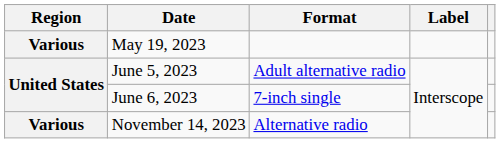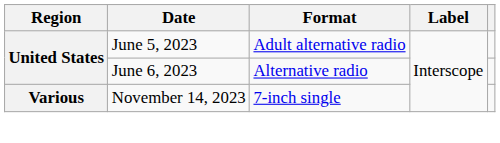- row: (159, 44)
(297, 97) 7-inch single -> (311, 71) Alternative radio
(311, 124) Alternative radio -> (297, 97) 7-inch single
